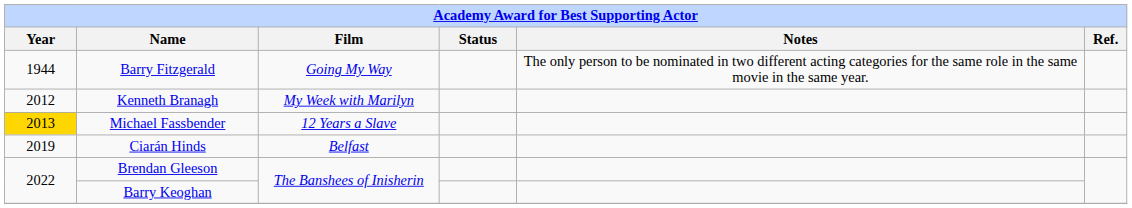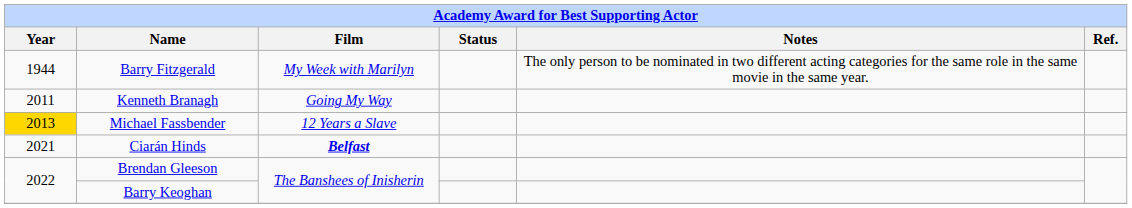(349, 69) Going My Way -> (349, 69) My Week with Marilyn
(41, 100) 2012 -> (41, 100) 2011
(349, 100) My Week with Marilyn -> (349, 100) Going My Way
(41, 146) 2019 -> (41, 146) 2021
(349, 146) normal -> (349, 146) bold
